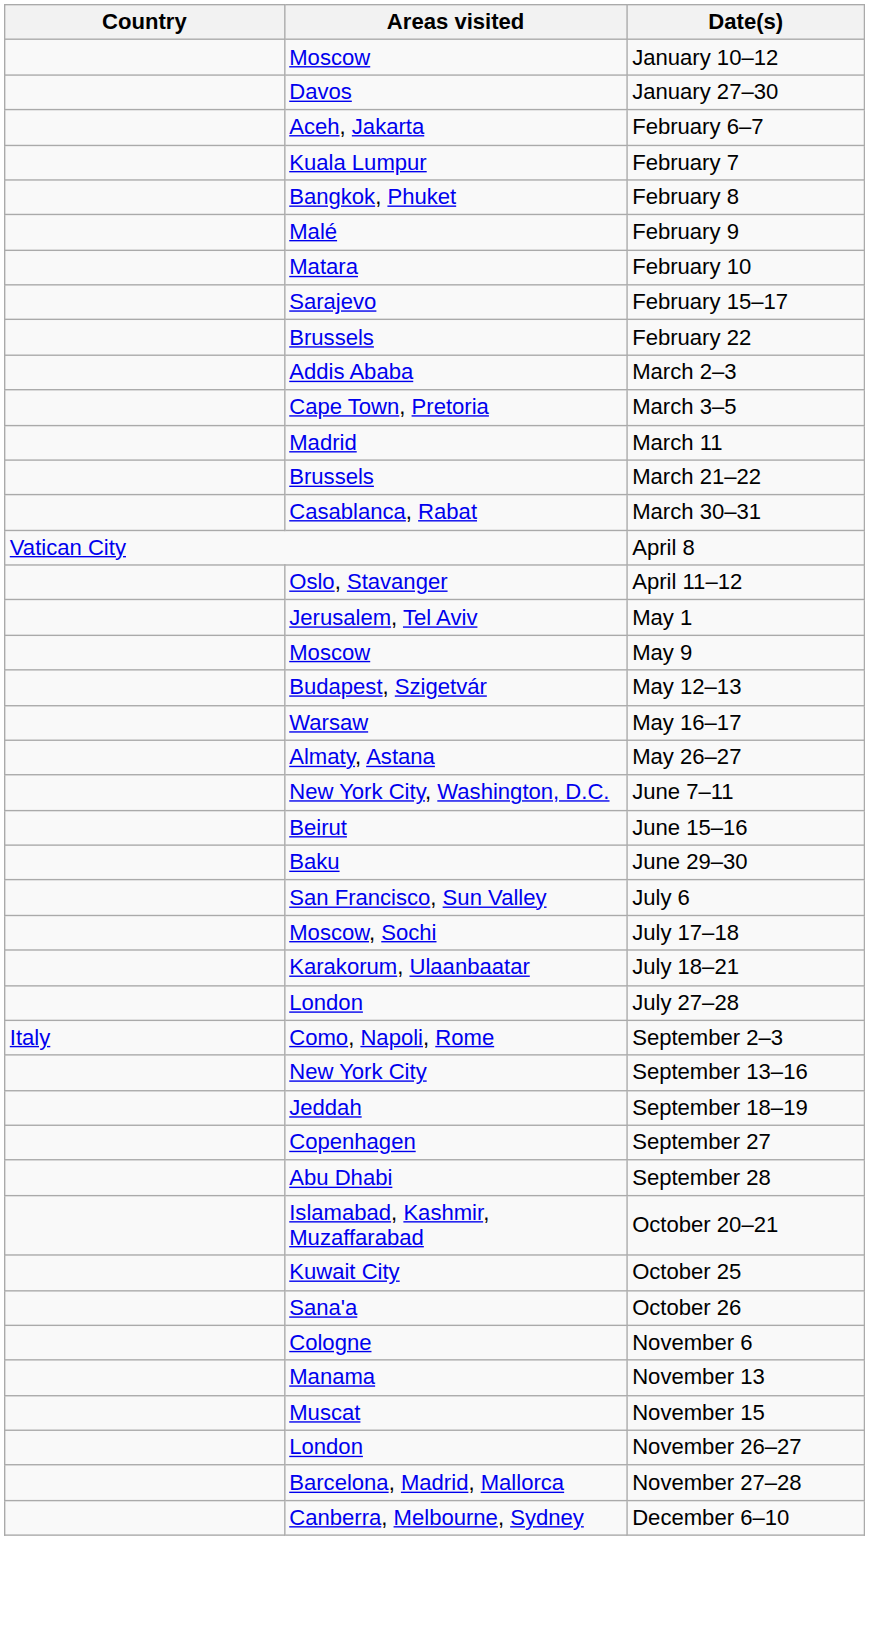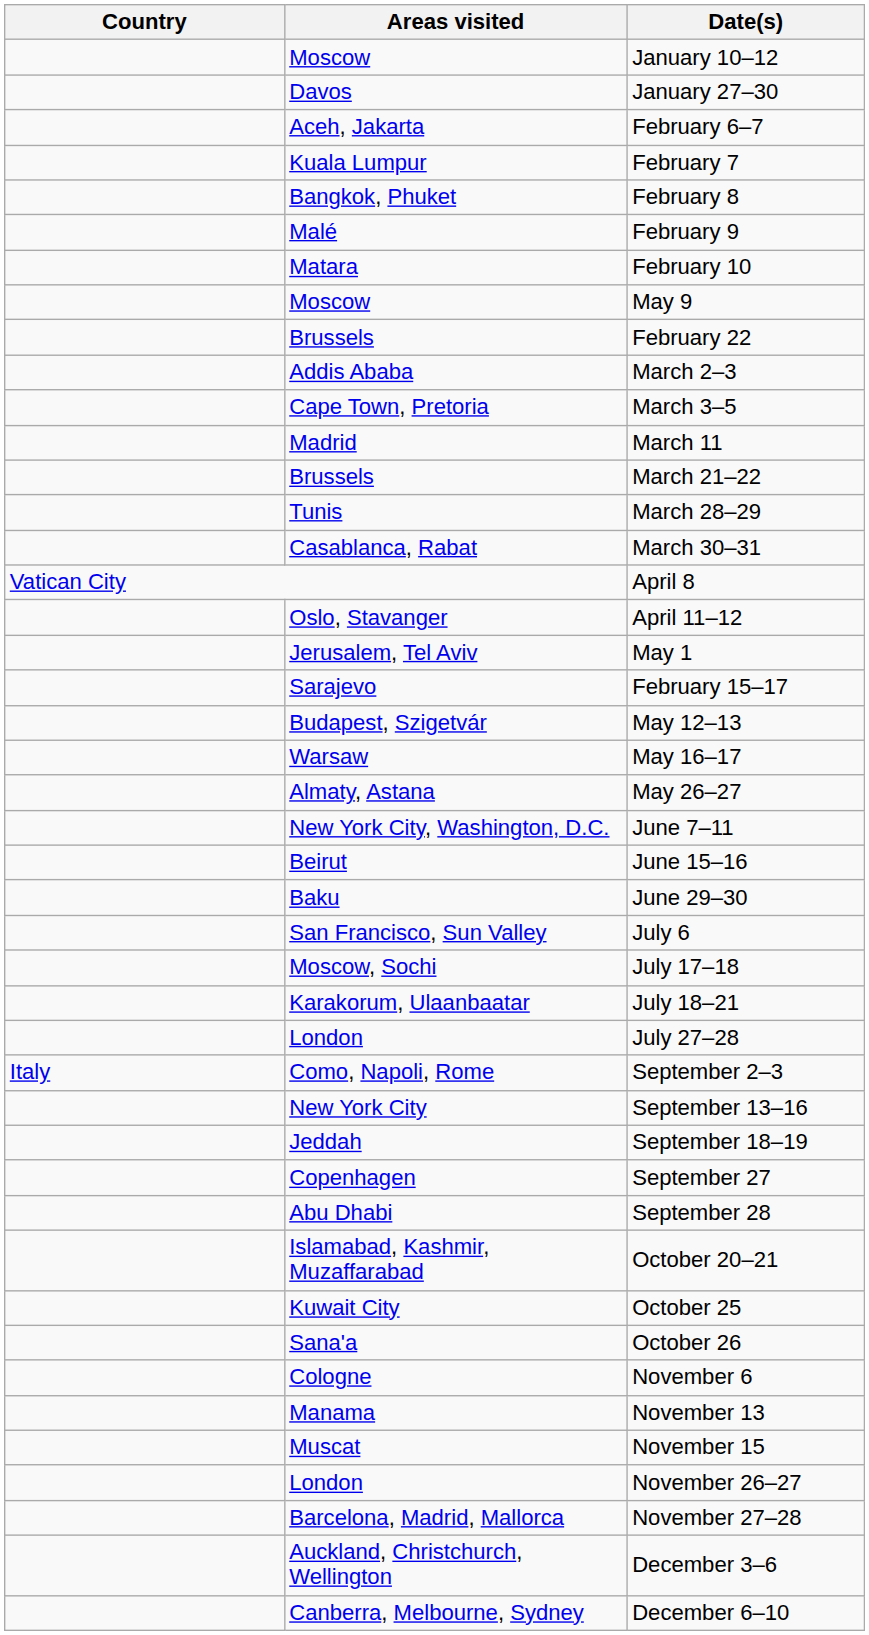rows swapped: (710, 302) <-> (662, 652)
+ row: (697, 512)
+ row: (705, 1565)
